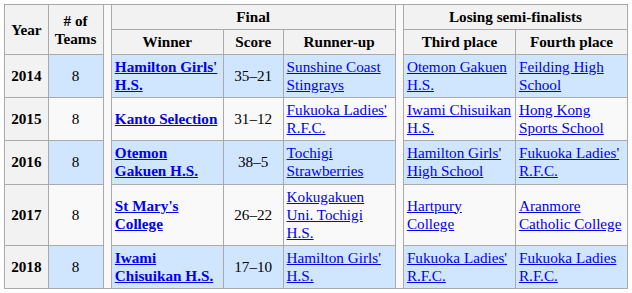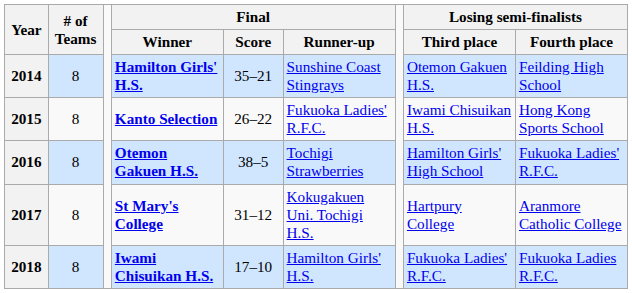(253, 119) 31–12 -> (253, 119) 26–22
(253, 214) 26–22 -> (253, 214) 31–12
